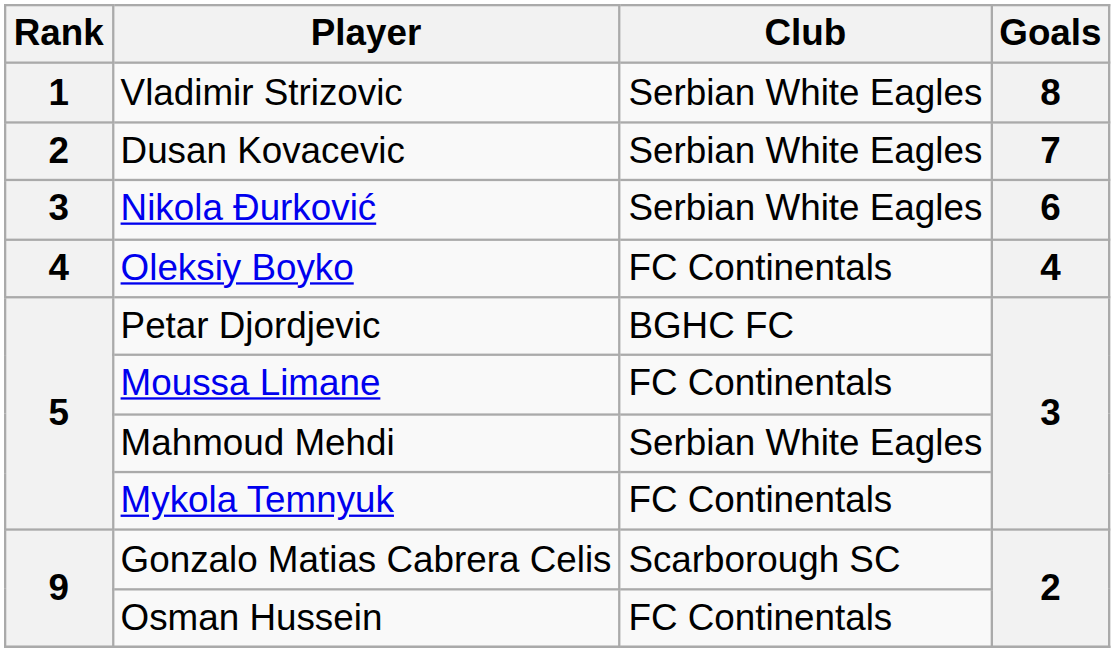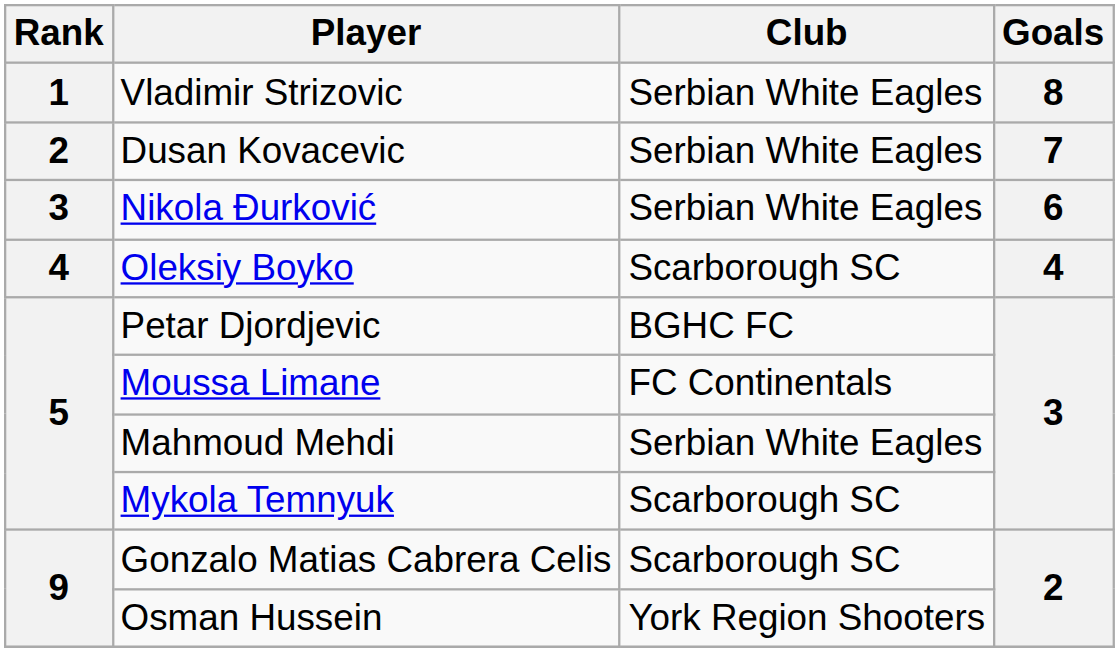(760, 267) FC Continentals -> (764, 267) Scarborough SC
(760, 500) FC Continentals -> (764, 500) Scarborough SC
(760, 617) FC Continentals -> (807, 617) York Region Shooters
